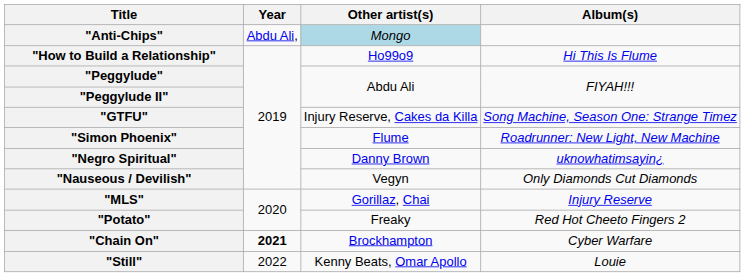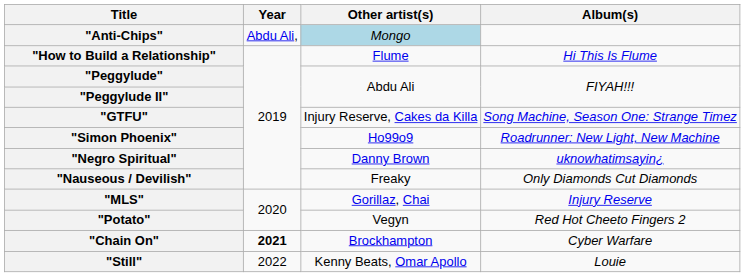(391, 55) Ho99o9 -> (391, 55) Flume
(391, 138) Flume -> (391, 138) Ho99o9
(391, 179) Vegyn -> (391, 179) Freaky
(391, 220) Freaky -> (391, 220) Vegyn
